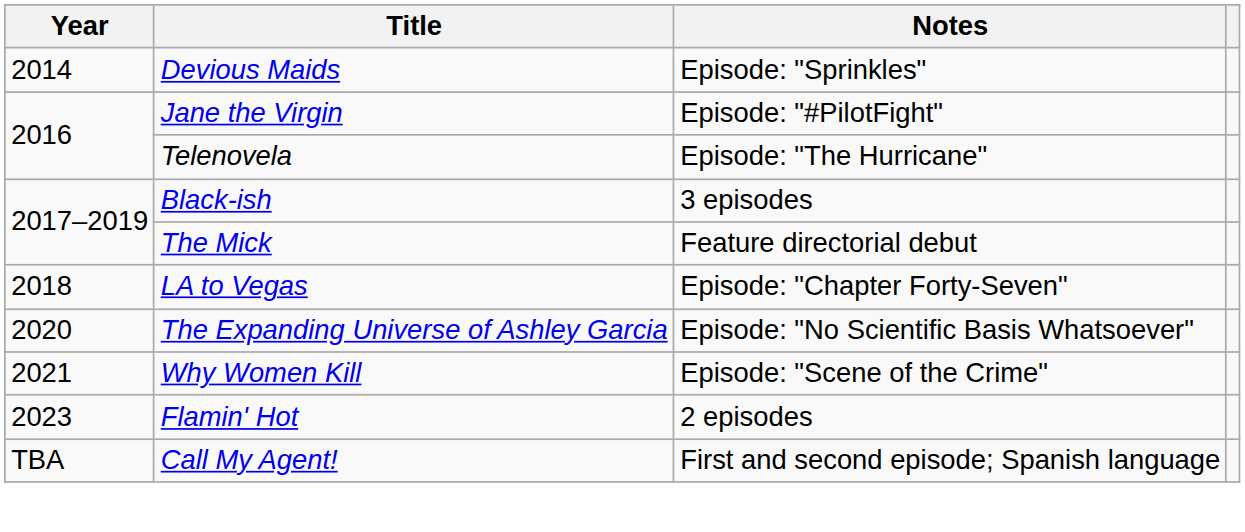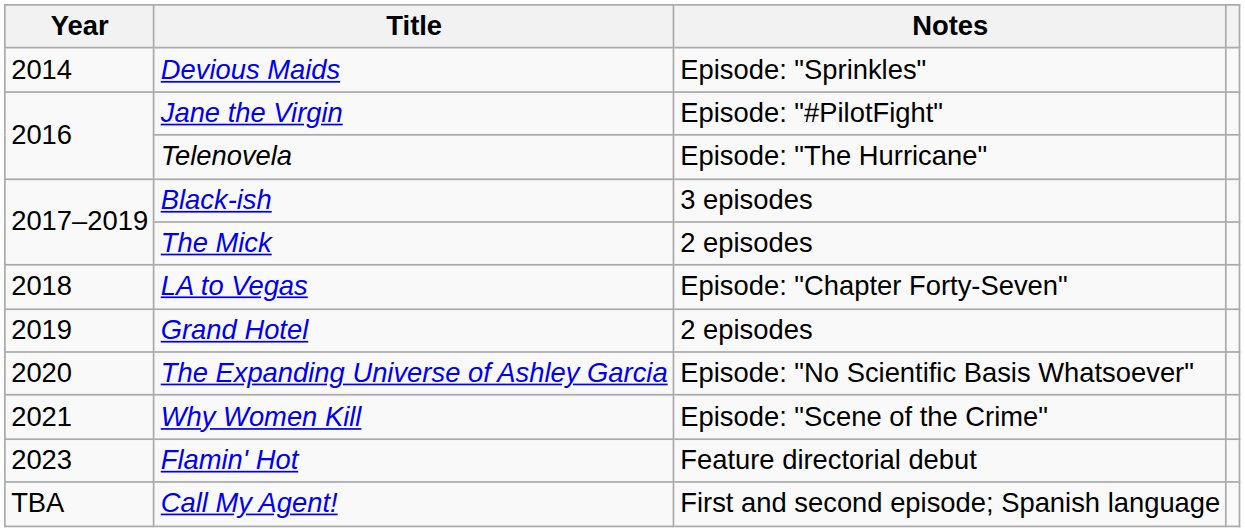(829, 243) Feature directorial debut -> (746, 243) 2 episodes
+ row: (234, 329)
(746, 416) 2 episodes -> (829, 460) Feature directorial debut
